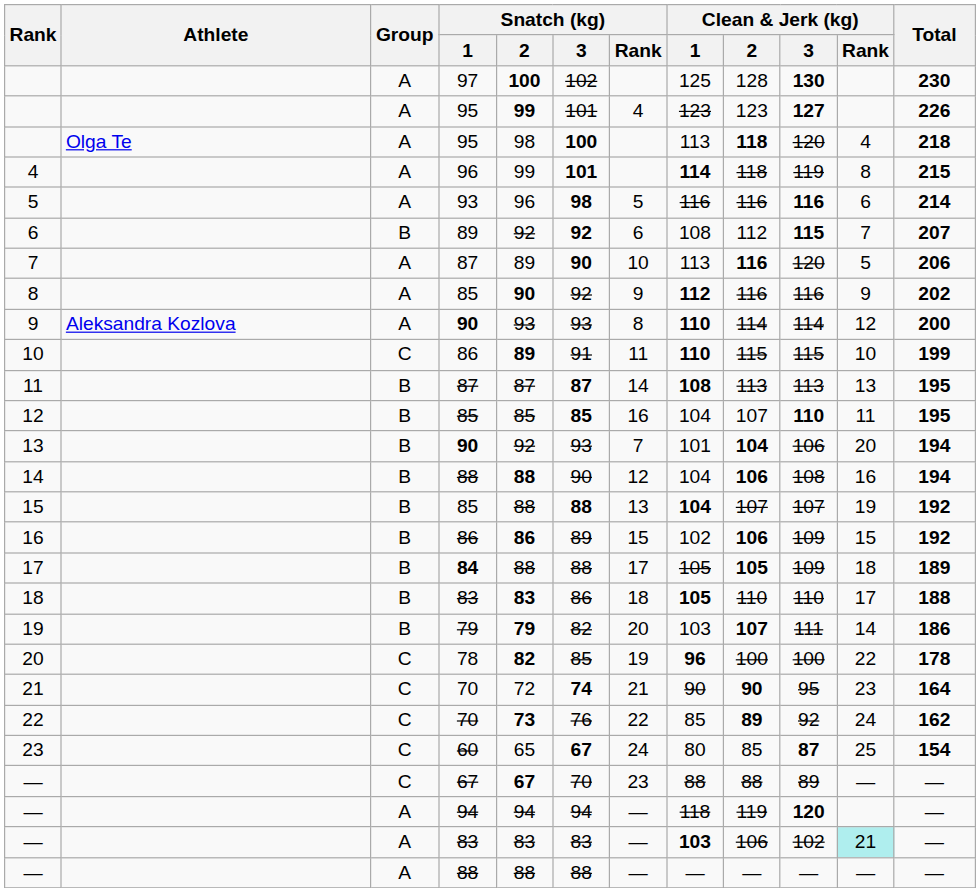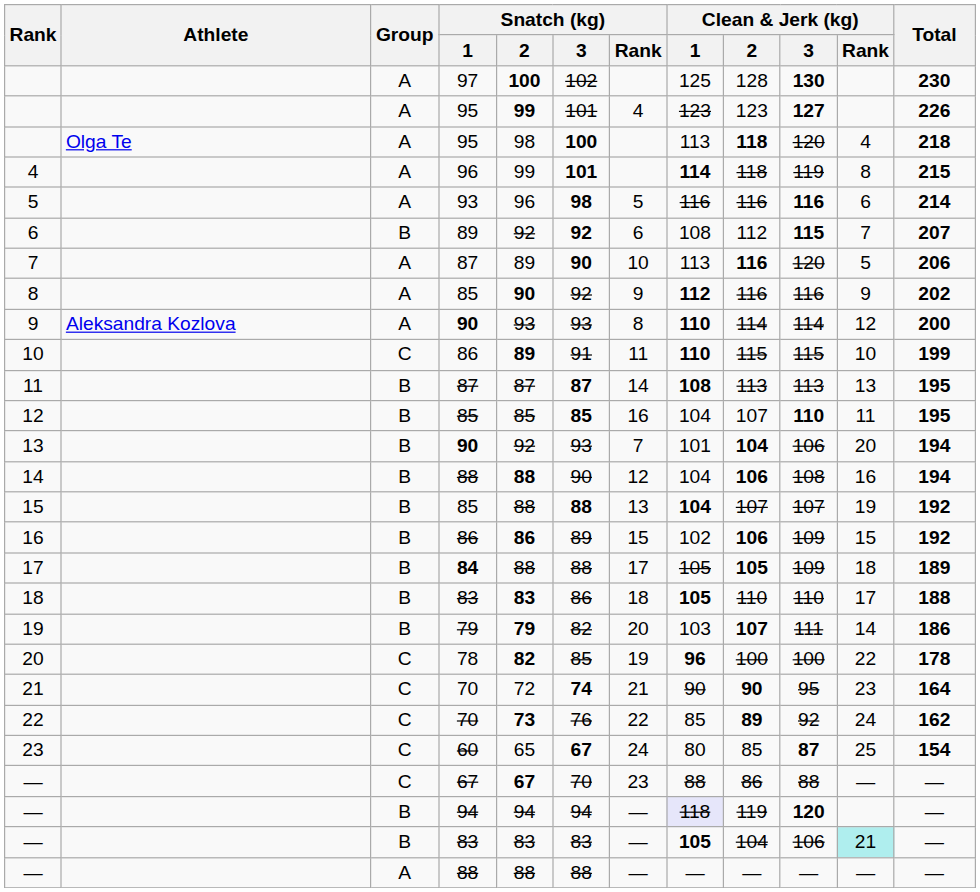(752, 780) 88 -> (752, 780) 86
(809, 780) 89 -> (809, 780) 88
(405, 811) A -> (405, 811) B
(695, 811) no background -> (695, 811) lavender background
(405, 841) A -> (405, 841) B
(695, 841) 103 -> (695, 841) 105
(752, 841) 106 -> (752, 841) 104
(809, 841) 102 -> (809, 841) 106
